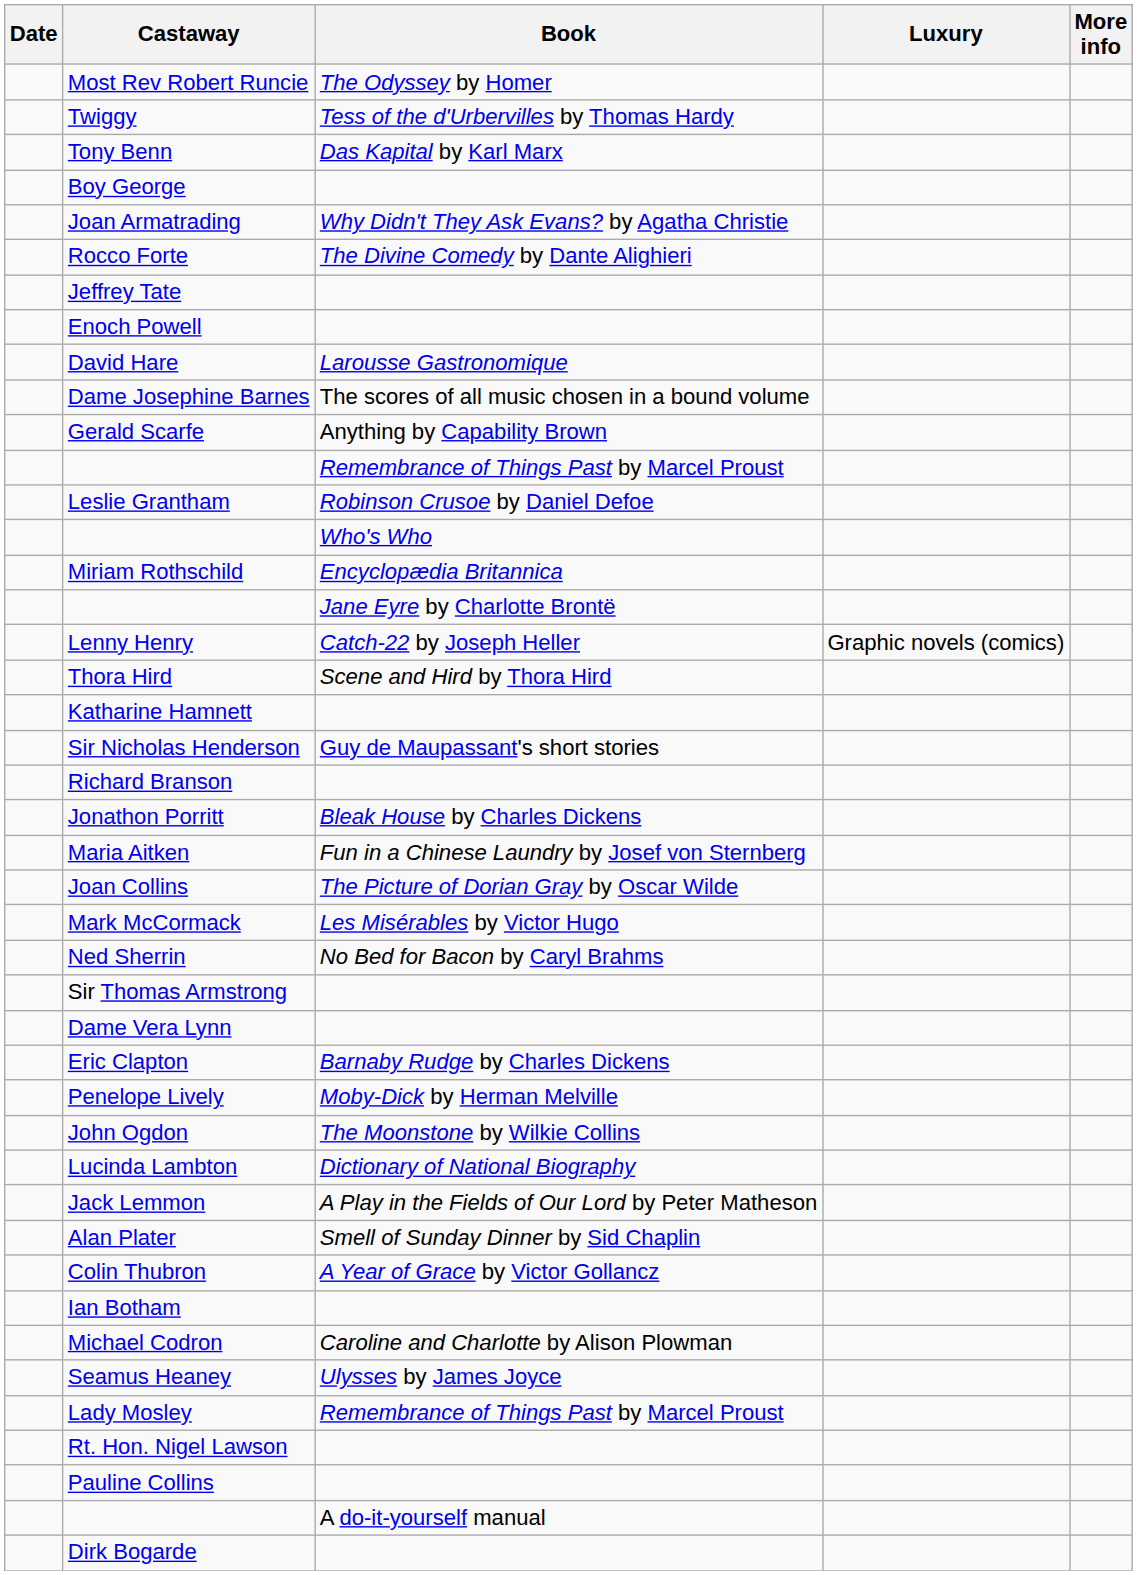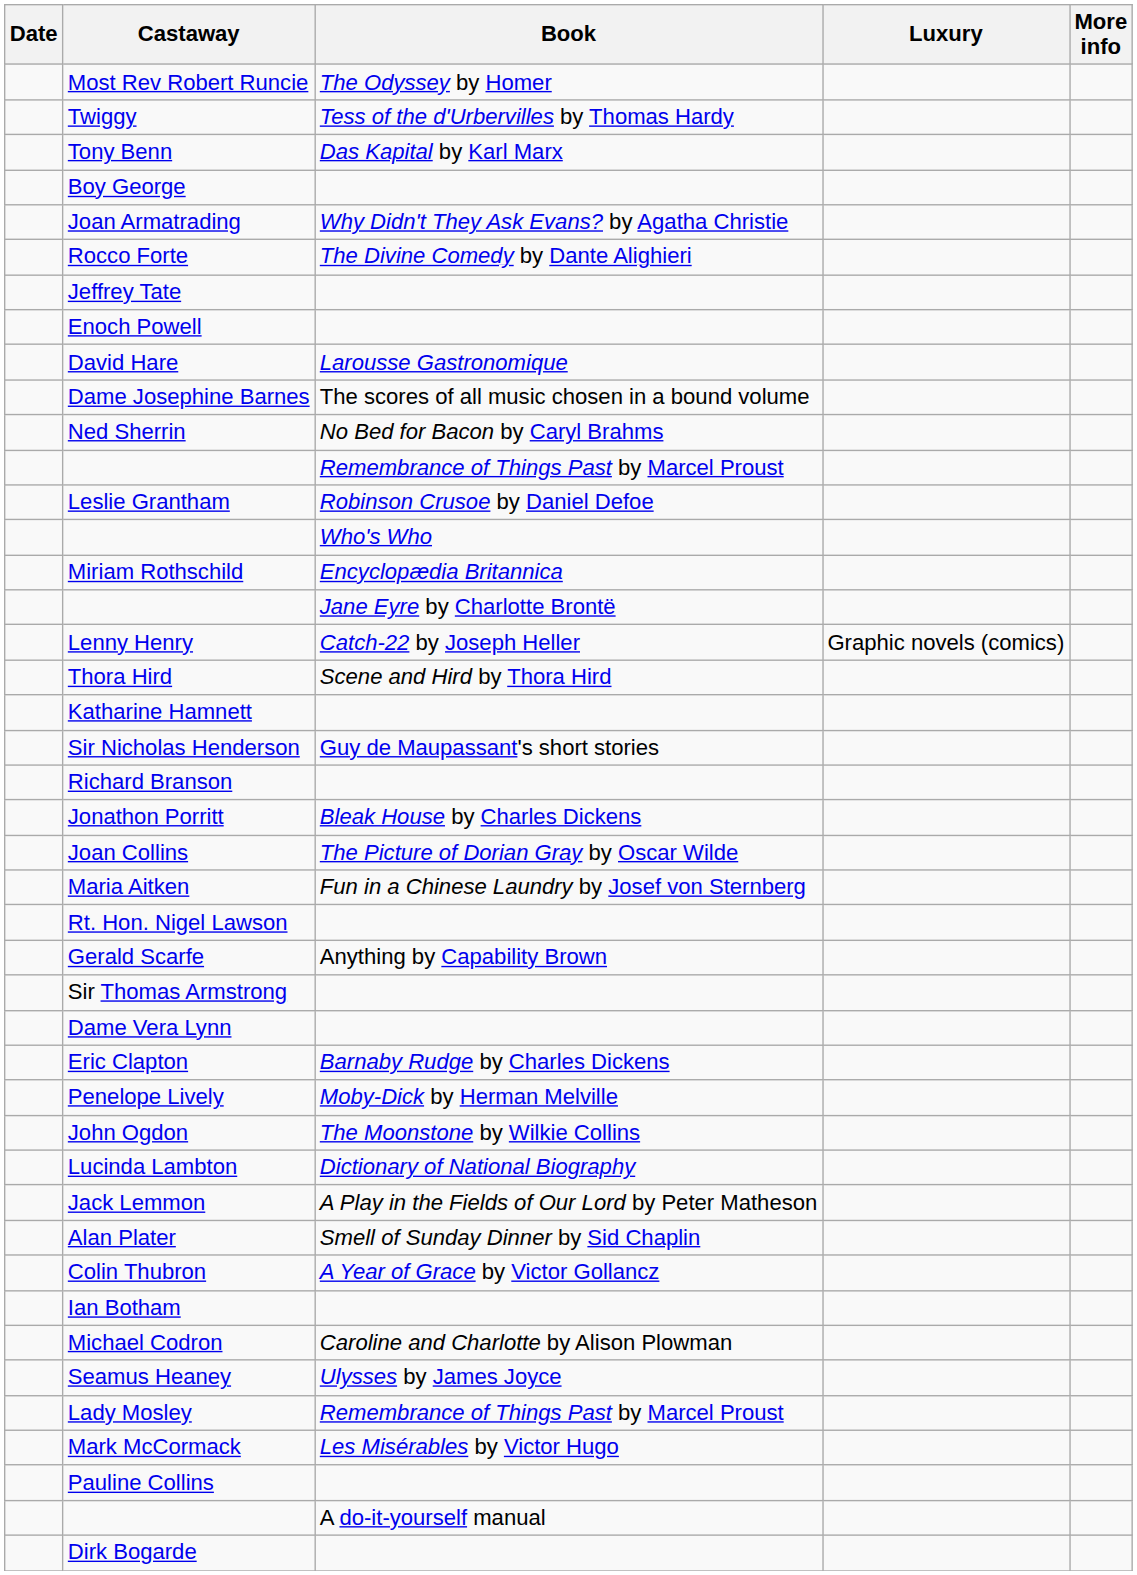rows swapped: (136, 432) <-> (127, 957)
rows swapped: (129, 852) <-> (128, 887)
rows swapped: (154, 922) <-> (178, 1447)
